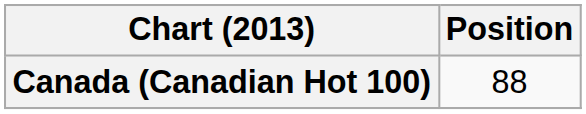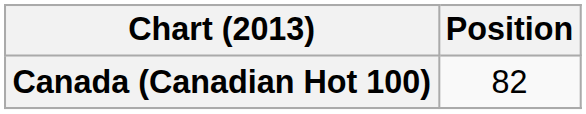(510, 81) 88 -> (510, 81) 82
